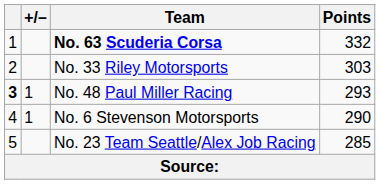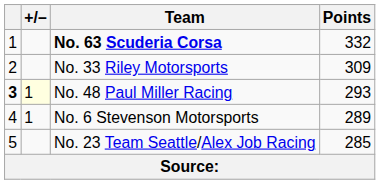(358, 67) 303 -> (358, 67) 309
(29, 92) no background -> (29, 92) lightyellow background
(358, 117) 290 -> (358, 117) 289
